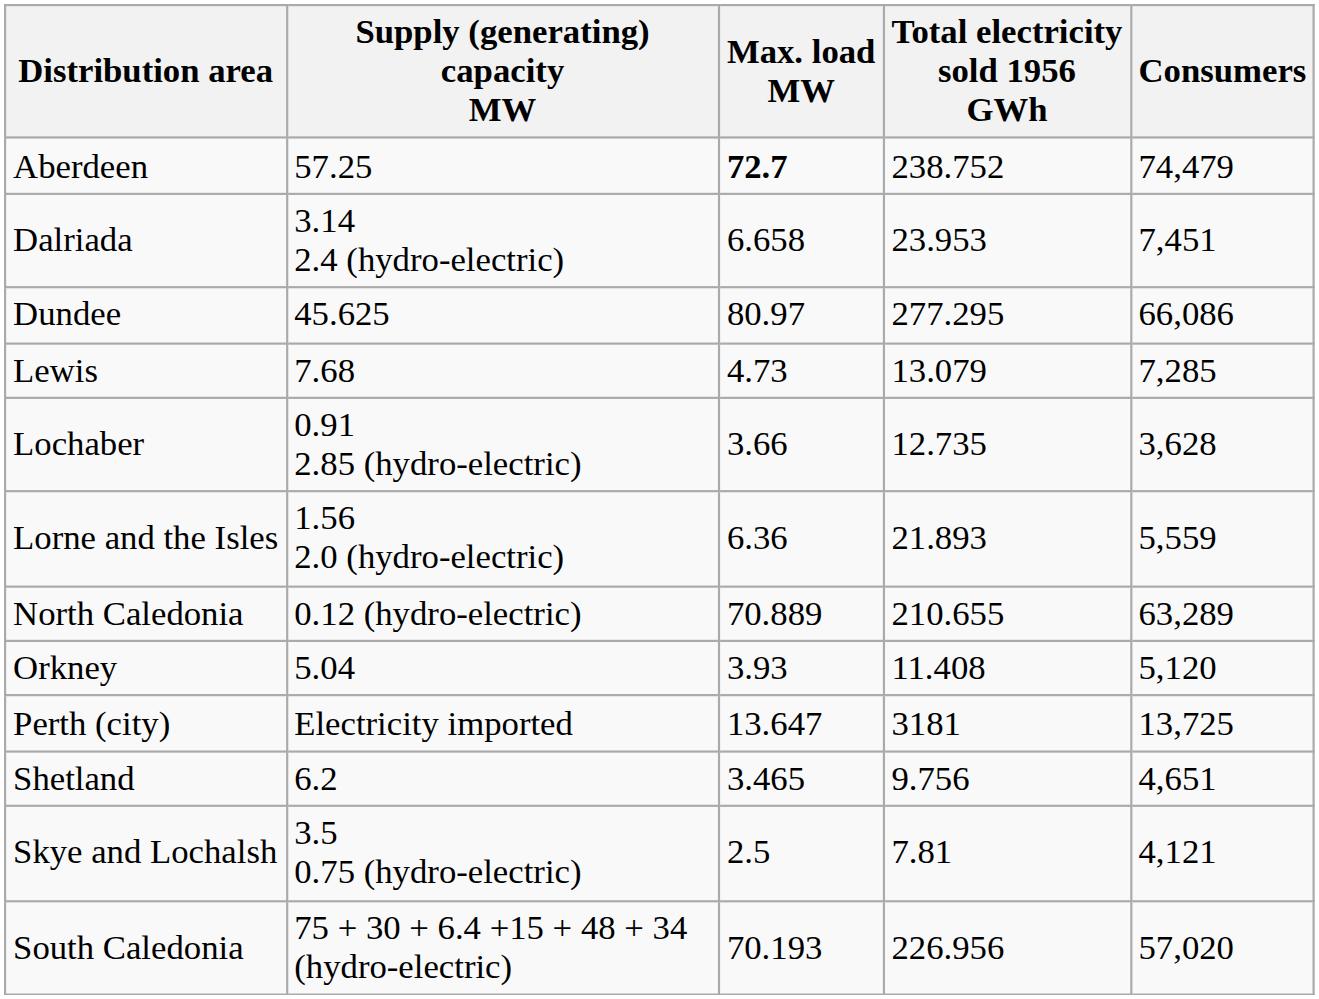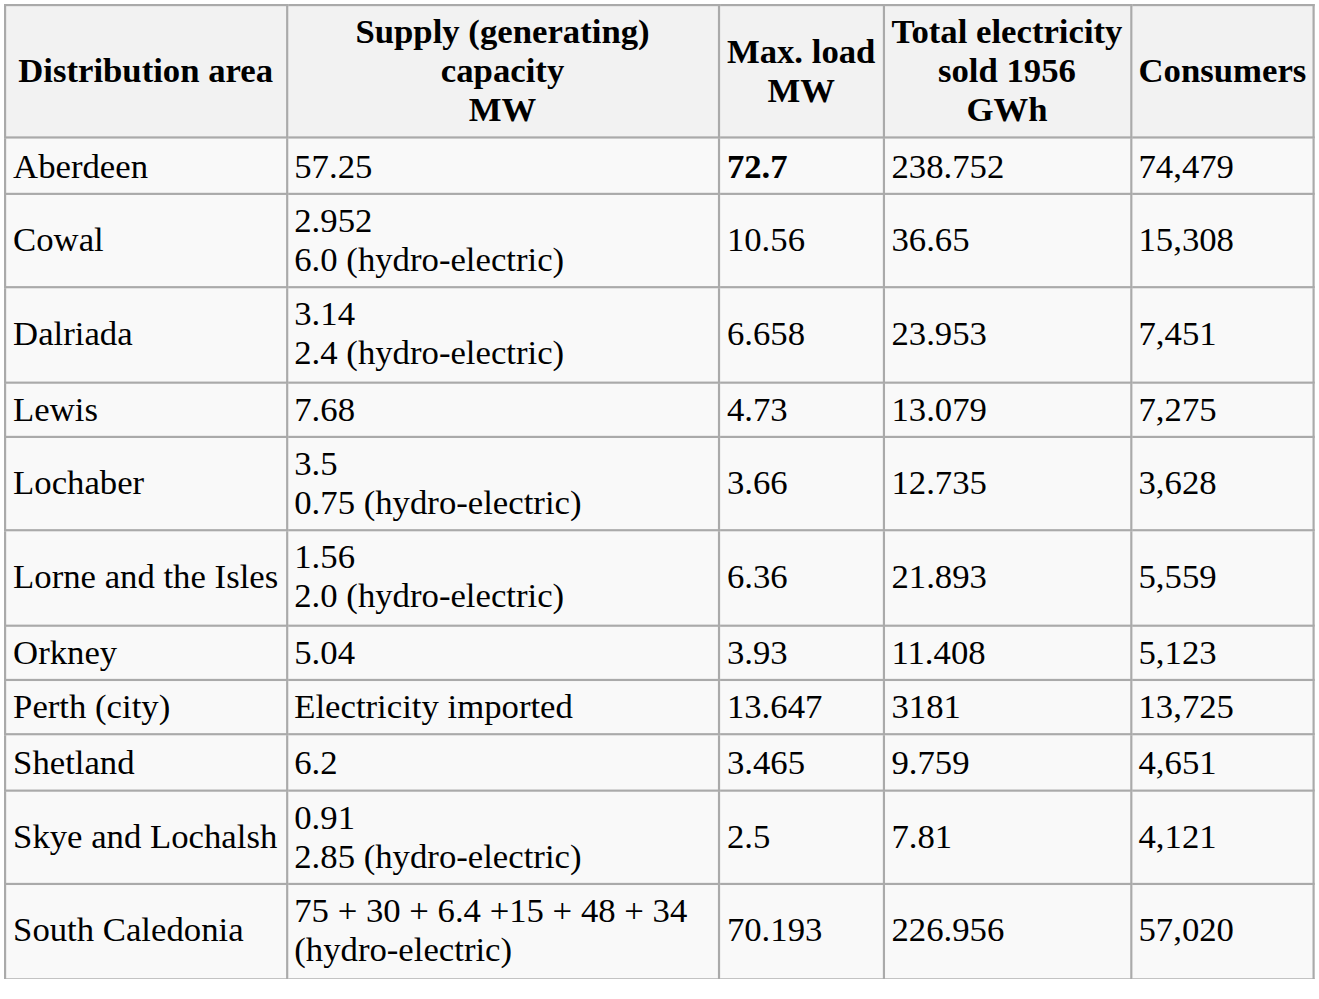+ row: (58, 239)
- row: (67, 314)
(1178, 369) 7,285 -> (1178, 408) 7,275
(438, 444) 0.91 2.85 (hydro-electric) -> (438, 483) 3.5 0.75 (hydro-electric)
- row: (128, 612)
(1178, 667) 5,120 -> (1178, 651) 5,123
(930, 777) 9.756 -> (930, 761) 9.759
(438, 852) 3.5 0.75 (hydro-electric) -> (438, 836) 0.91 2.85 (hydro-electric)
